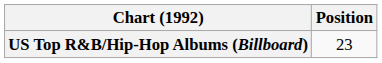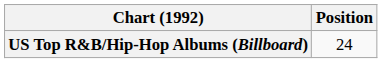(344, 44) 23 -> (344, 44) 24
